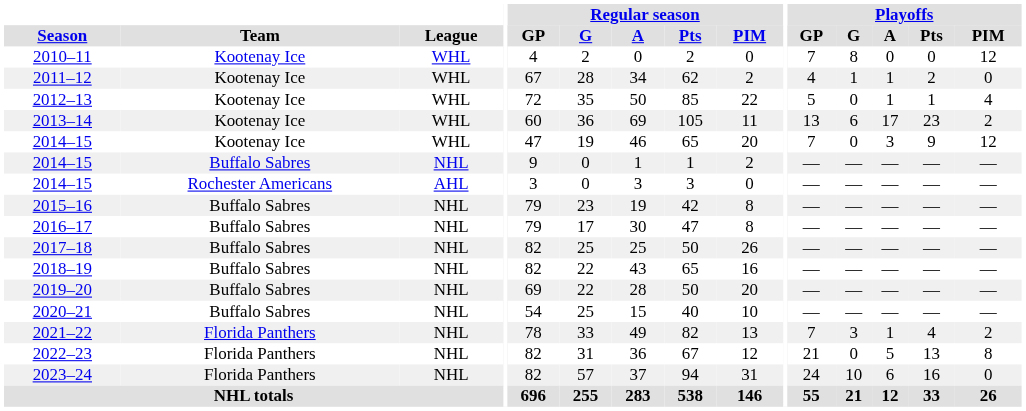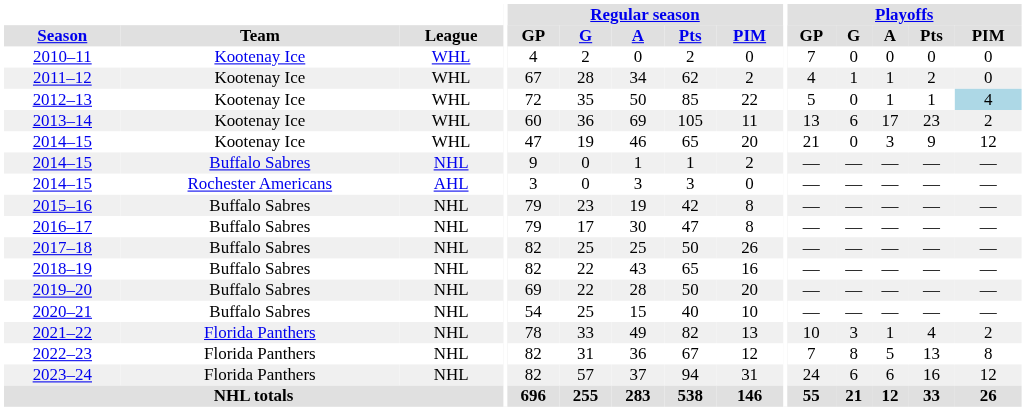(854, 56) 8 -> (854, 56) 0
(988, 56) 12 -> (988, 56) 0
(988, 99) no background -> (988, 99) lightblue background
(811, 141) 7 -> (811, 141) 21
(811, 332) 7 -> (811, 332) 10
(811, 353) 21 -> (811, 353) 7
(854, 353) 0 -> (854, 353) 8
(854, 374) 10 -> (854, 374) 6
(988, 374) 0 -> (988, 374) 12
